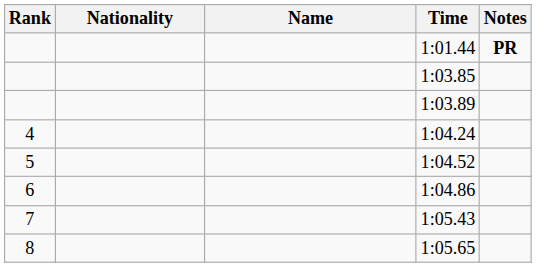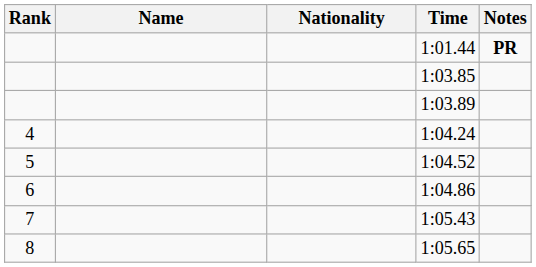columns swapped: (311, 18) <-> (130, 18)
